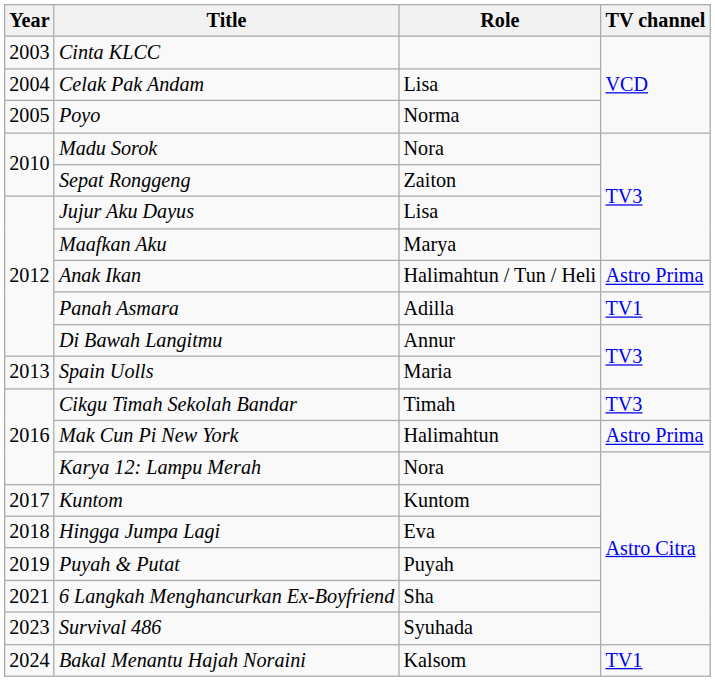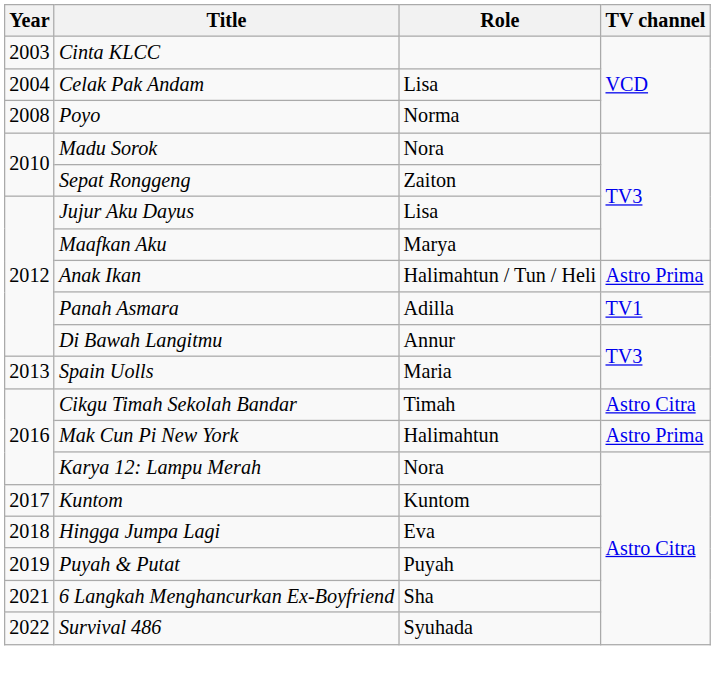(29, 116) 2005 -> (29, 116) 2008
(624, 404) TV3 -> (651, 404) Astro Citra
(29, 627) 2023 -> (29, 627) 2022
- row: (182, 659)
